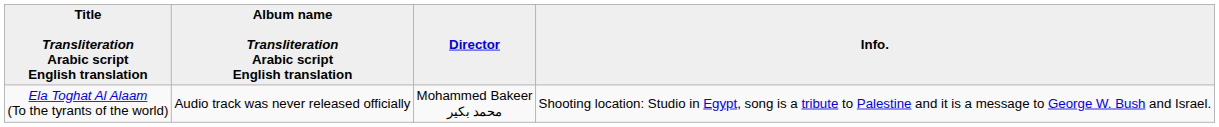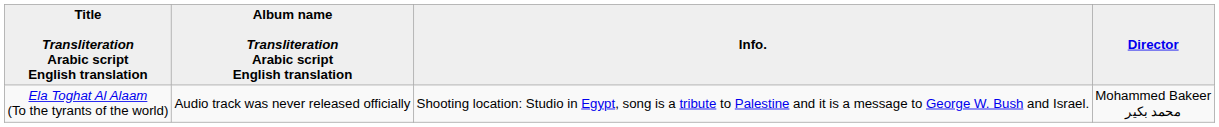columns swapped: (475, 44) <-> (875, 44)
